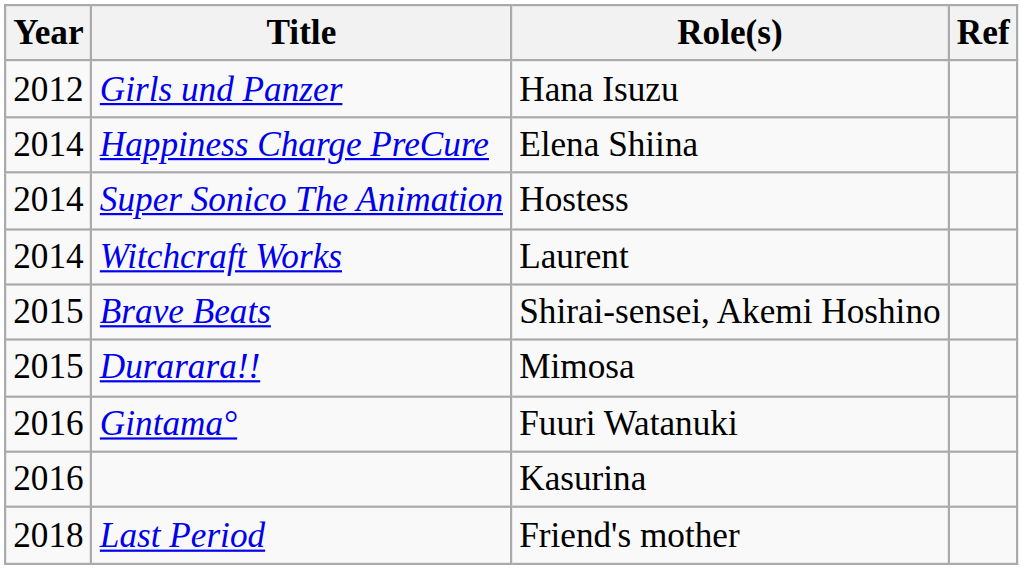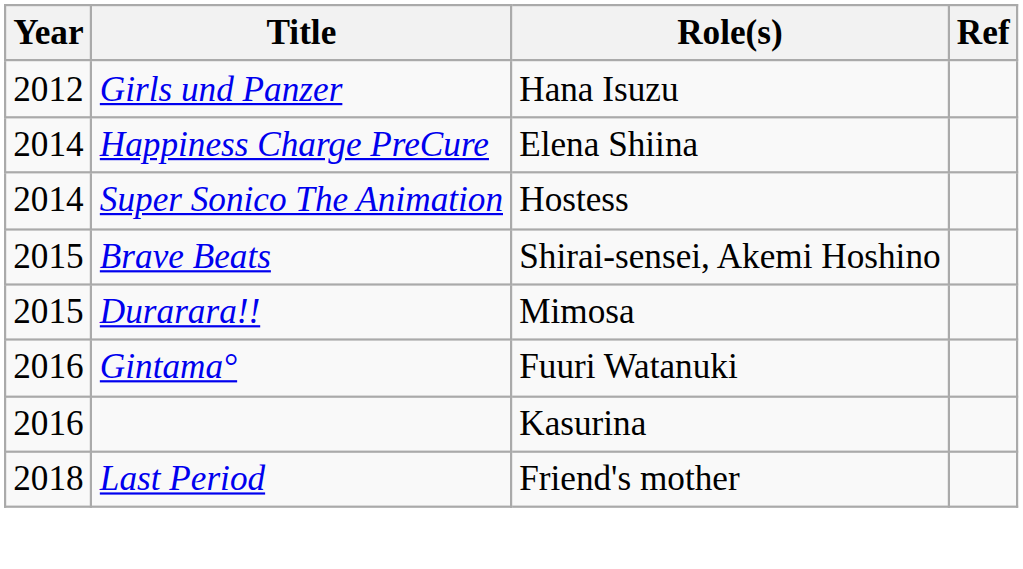- row: (221, 255)
